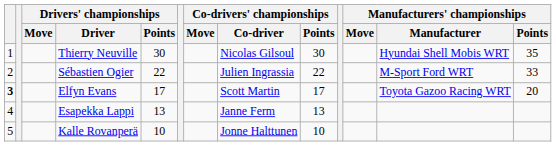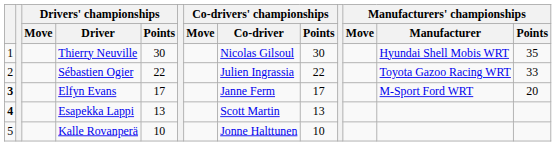(426, 72) M-Sport Ford WRT -> (445, 72) Toyota Gazoo Racing WRT
(250, 91) Scott Martin -> (248, 91) Janne Ferm
(445, 91) Toyota Gazoo Racing WRT -> (426, 91) M-Sport Ford WRT
(10, 111) normal -> (10, 111) bold
(248, 111) Janne Ferm -> (250, 111) Scott Martin
